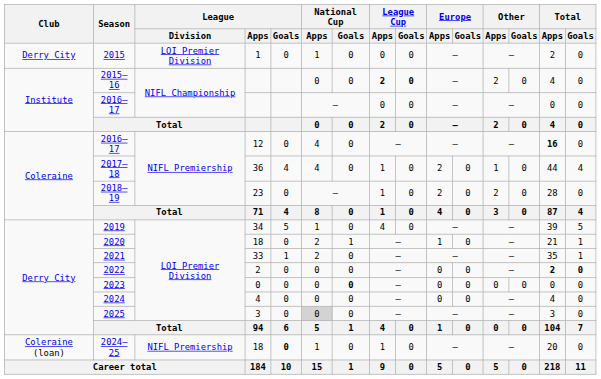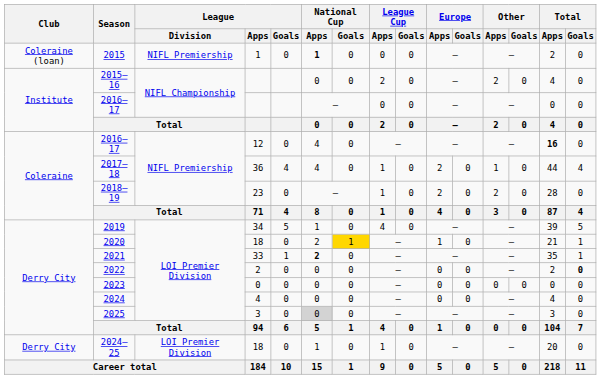(49, 56) Derry City -> (49, 56) Coleraine (loan)
(190, 56) LOI Premier Division -> (190, 56) NIFL Premiership
(317, 56) normal -> (317, 56) bold
(382, 80) bold -> (382, 80) normal
(411, 80) bold -> (411, 80) normal
(351, 241) no background -> (351, 241) gold background
(317, 256) normal -> (317, 256) bold
(552, 270) bold -> (552, 270) normal
(351, 285) bold -> (351, 285) normal
(49, 347) Coleraine (loan) -> (49, 347) Derry City
(190, 347) NIFL Premiership -> (190, 347) LOI Premier Division
(286, 347) bold -> (286, 347) normal
